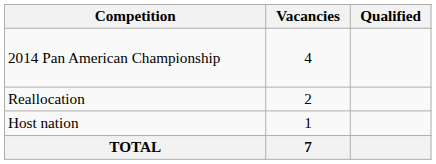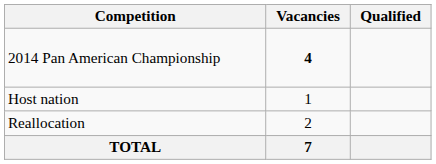(308, 57) normal -> (308, 57) bold
rows swapped: (43, 123) <-> (46, 98)
